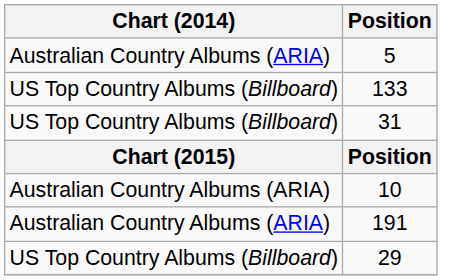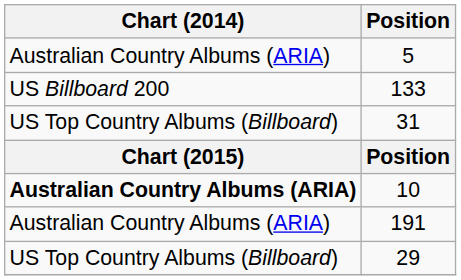(174, 88) US Top Country Albums (Billboard) -> (89, 88) US Billboard 200
(170, 190) normal -> (183, 190) bold
